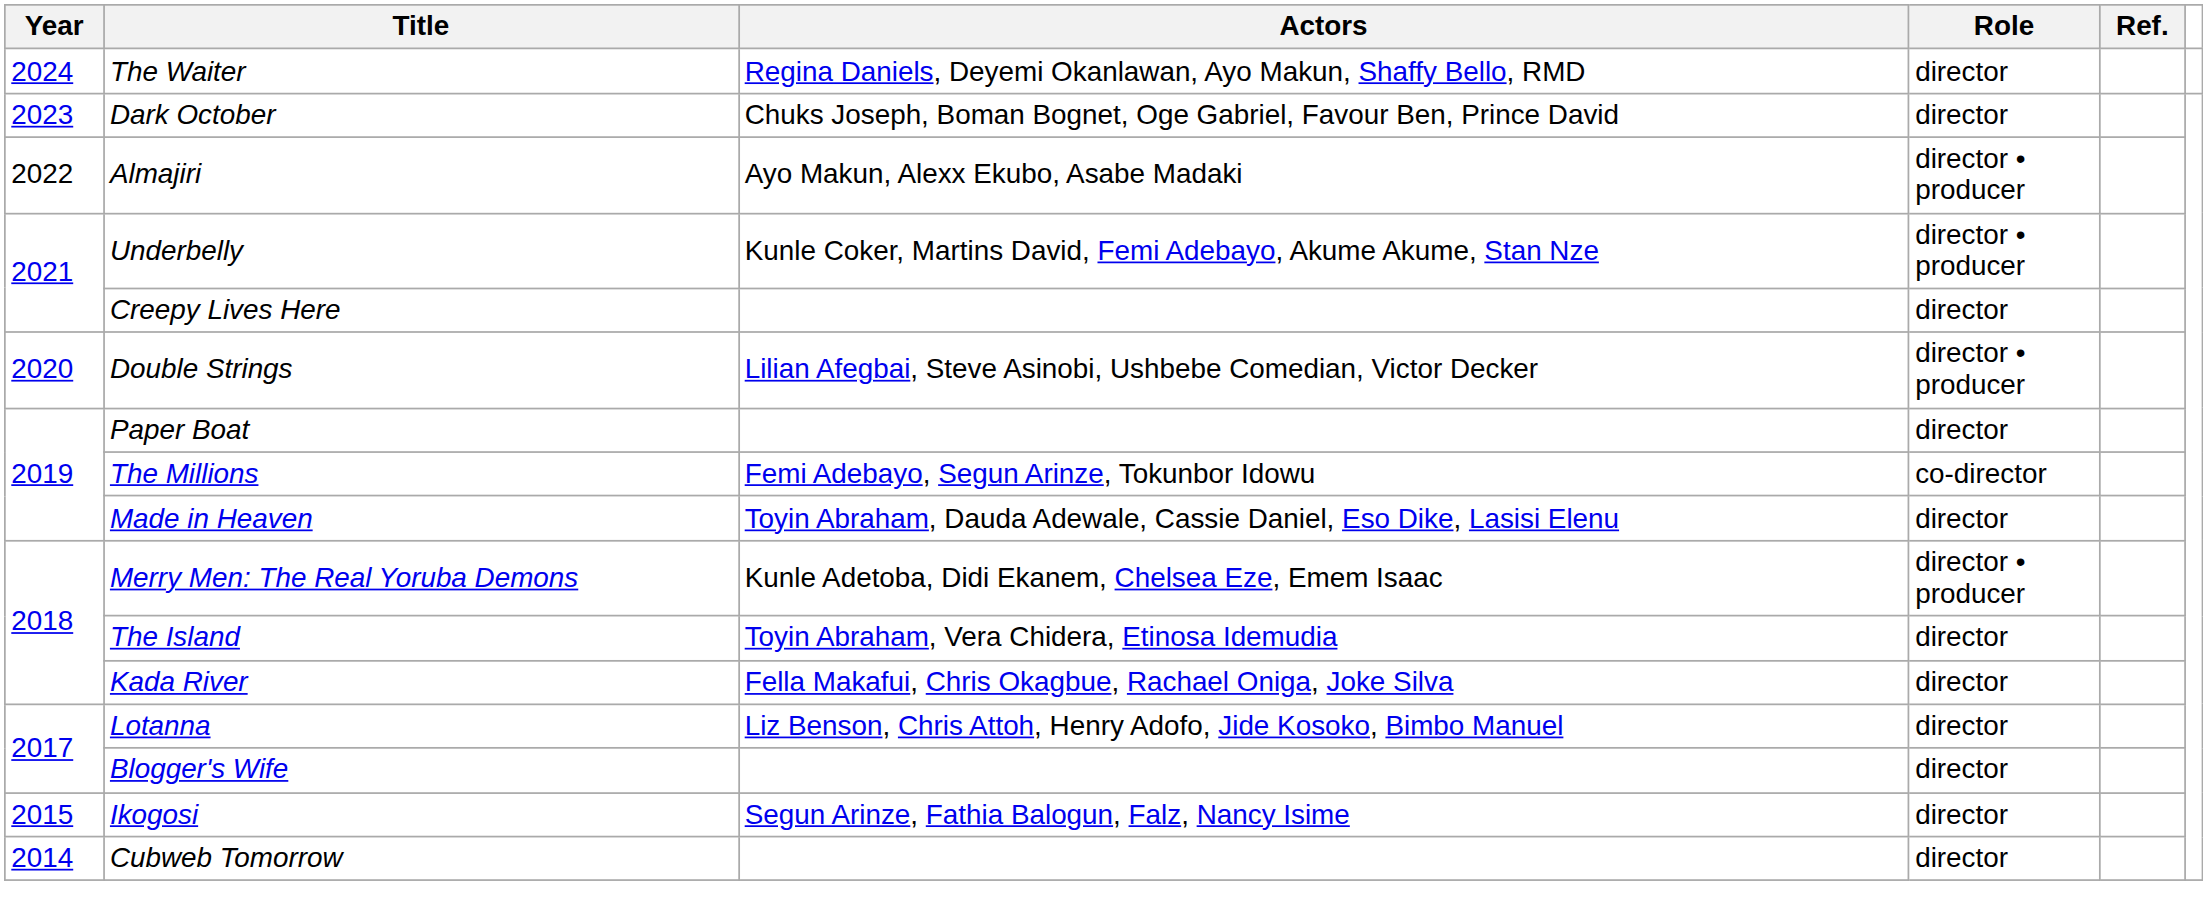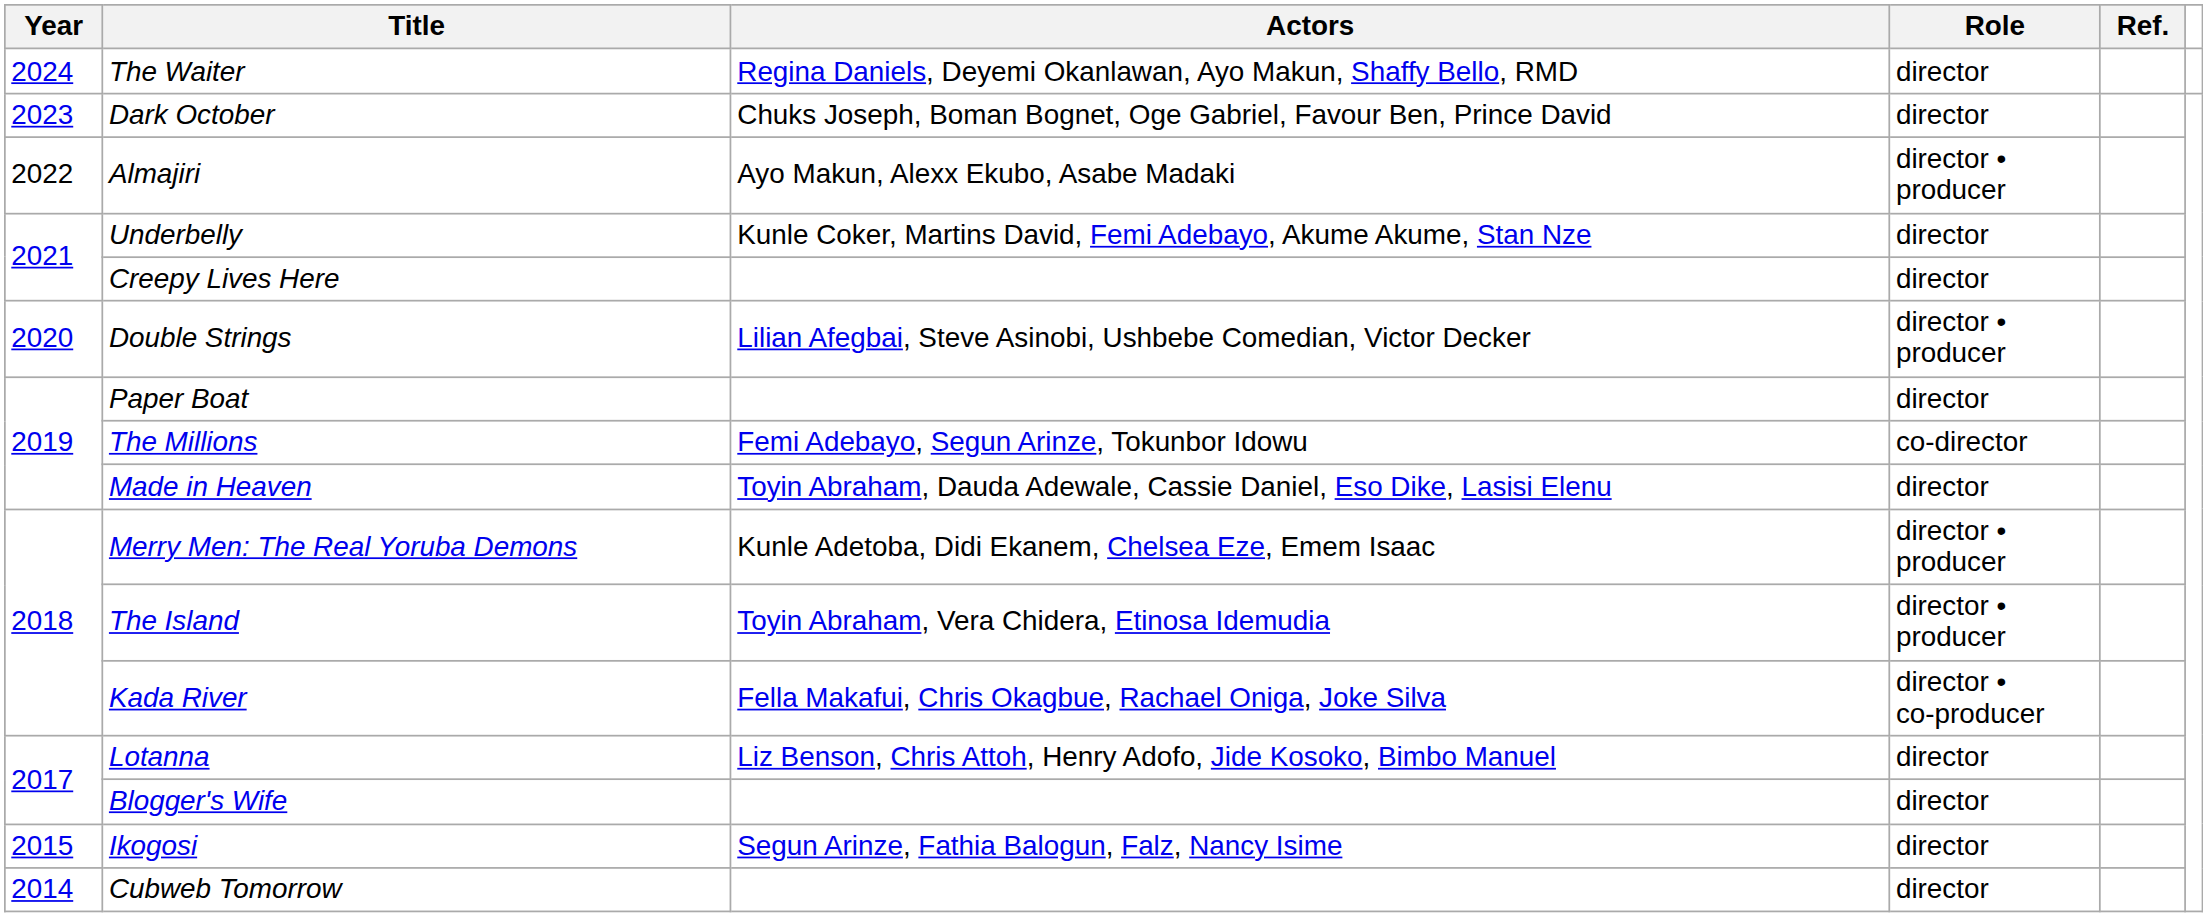(1970, 250) director • producer -> (1942, 234) director
(1962, 637) director -> (1951, 621) director • producer
(1962, 681) director -> (1970, 697) director • co-producer
